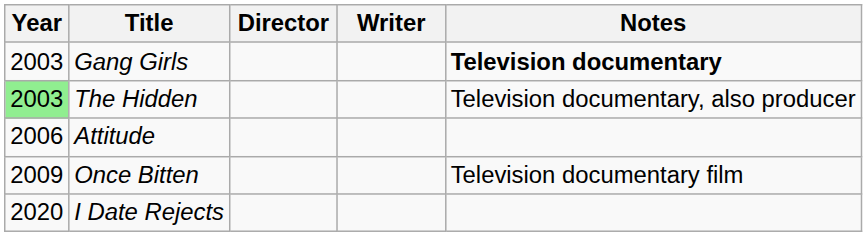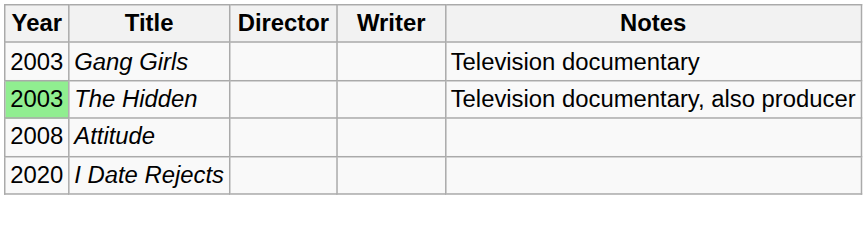(586, 61) bold -> (575, 61) normal
(37, 136) 2006 -> (37, 136) 2008
- row: (137, 174)
